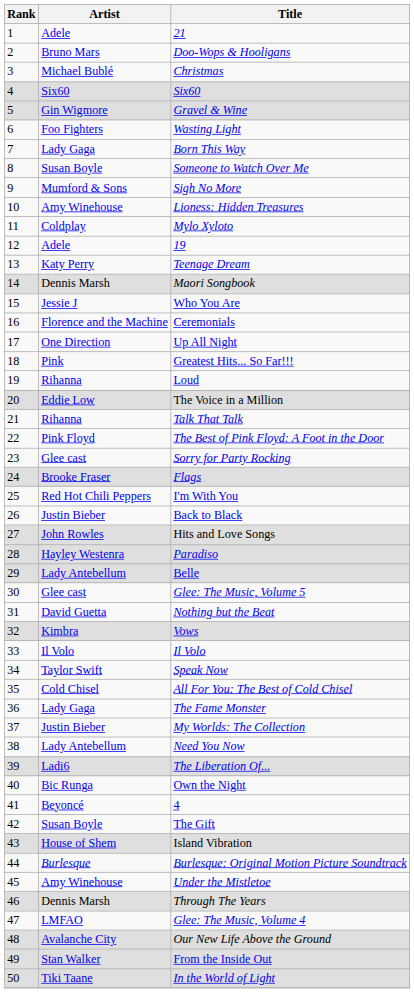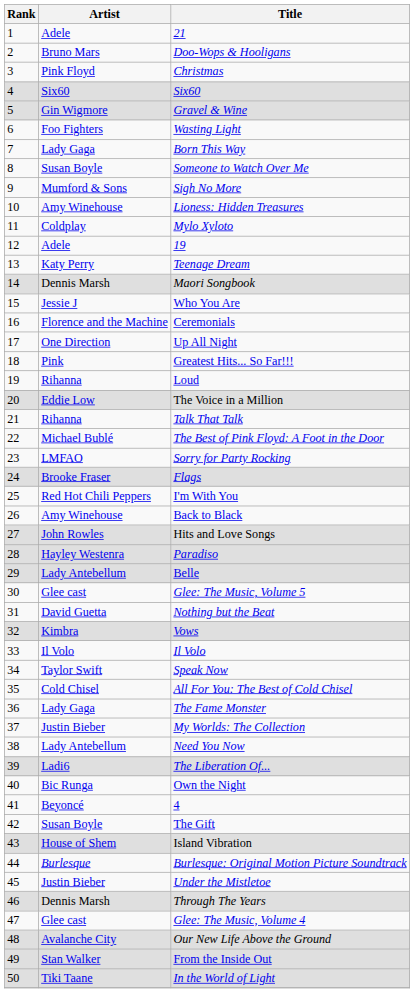(77, 71) Michael Bublé -> (68, 71) Pink Floyd
(68, 438) Pink Floyd -> (77, 438) Michael Bublé
(64, 457) Glee cast -> (62, 457) LMFAO
(73, 515) Justin Bieber -> (82, 515) Amy Winehouse
(82, 881) Amy Winehouse -> (73, 881) Justin Bieber
(62, 920) LMFAO -> (64, 920) Glee cast
